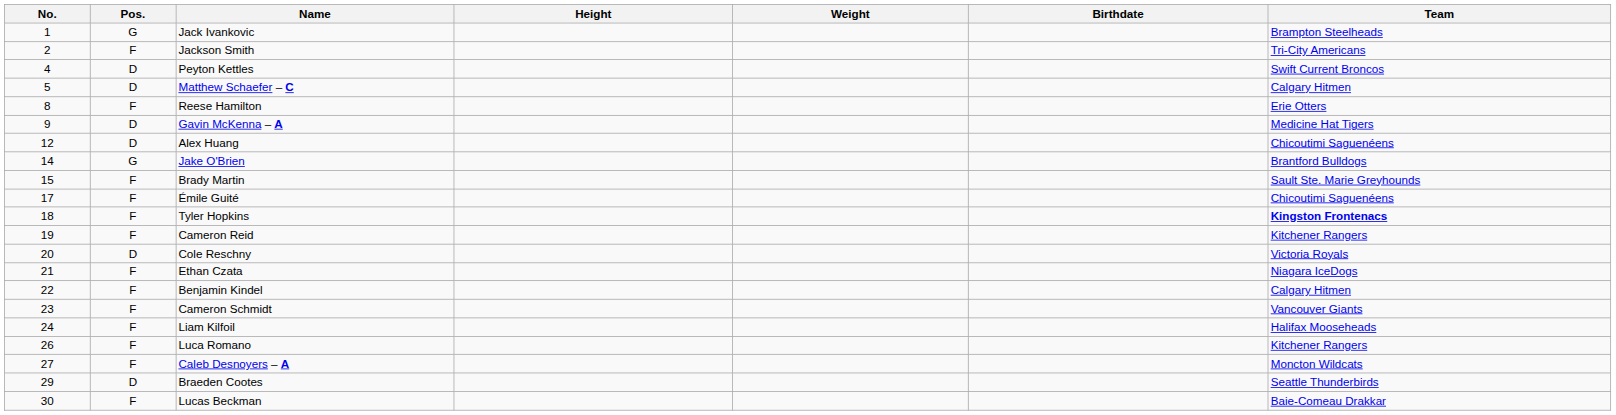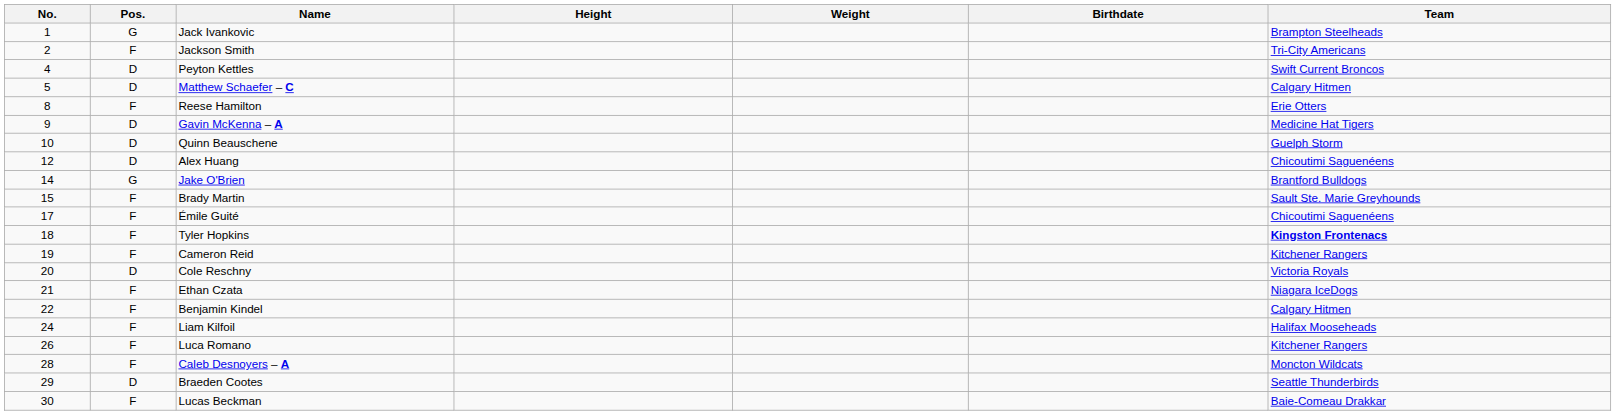+ row: (228, 143)
- row: (225, 309)
(47, 364) 27 -> (47, 364) 28
